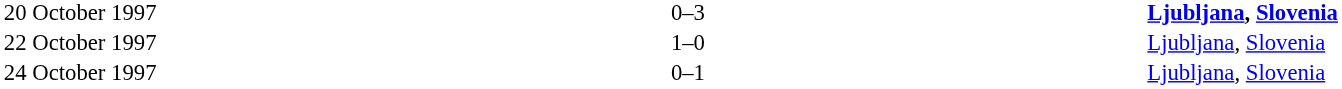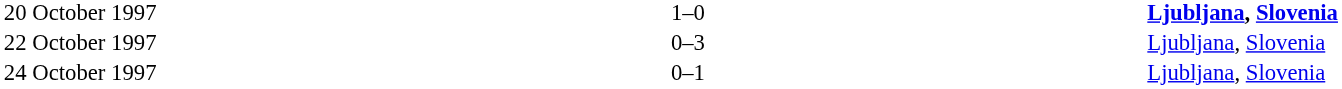(688, 12) 0–3 -> (688, 12) 1–0
(688, 42) 1–0 -> (688, 42) 0–3
